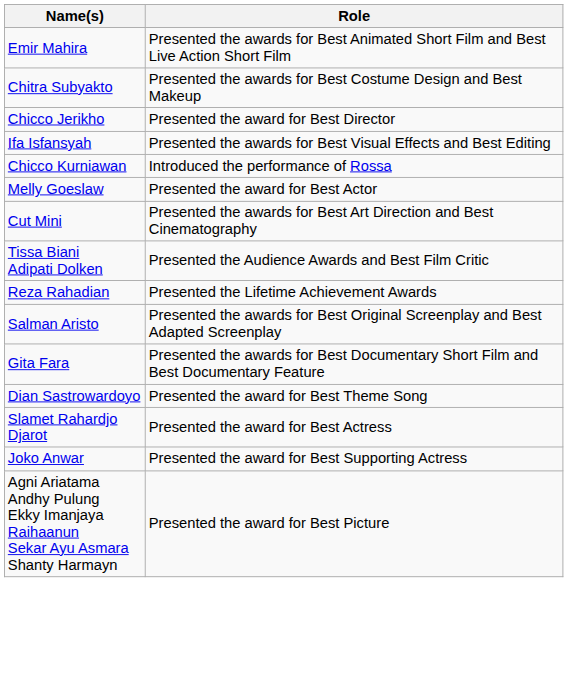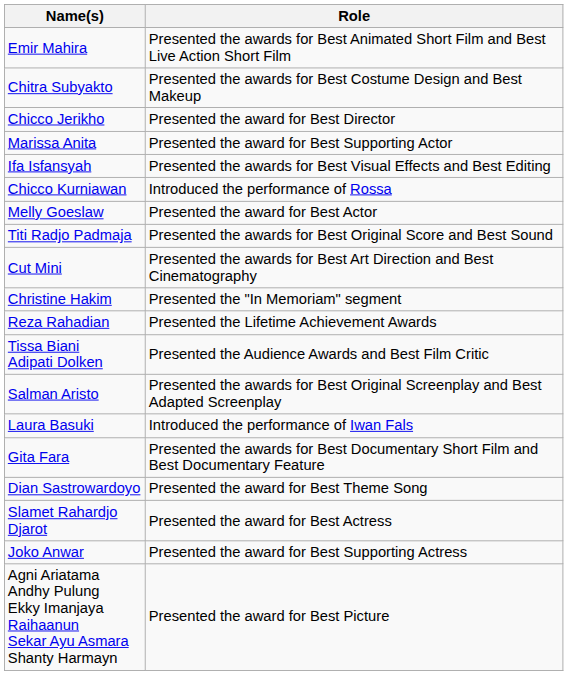+ row: (52, 142)
+ row: (70, 236)
+ row: (60, 299)
rows swapped: (59, 292) <-> (55, 260)
+ row: (51, 425)
